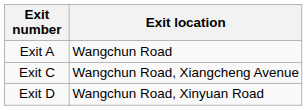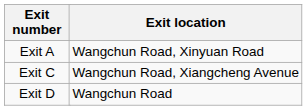(122, 51) Wangchun Road -> (168, 51) Wangchun Road, Xinyuan Road
(168, 94) Wangchun Road, Xinyuan Road -> (122, 94) Wangchun Road
